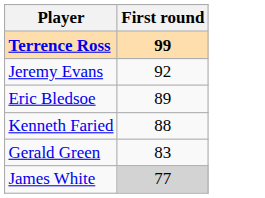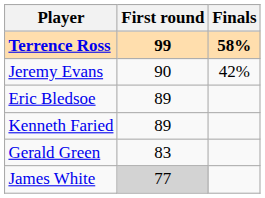+ column: (234, 17)
(163, 71) 92 -> (163, 71) 90
(163, 125) 88 -> (163, 125) 89
